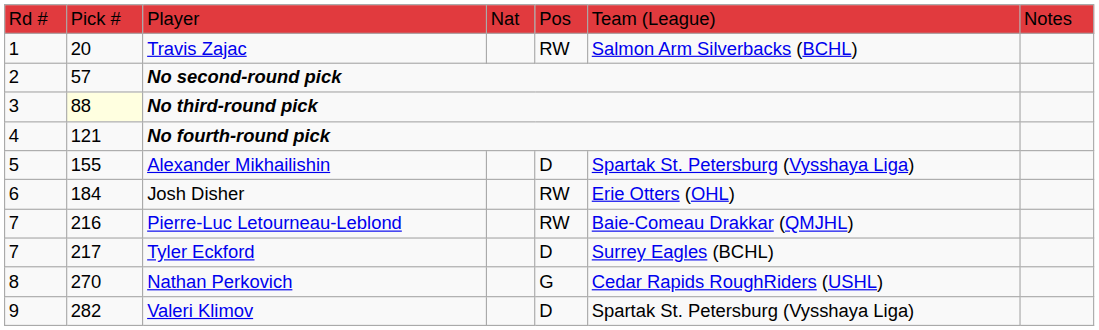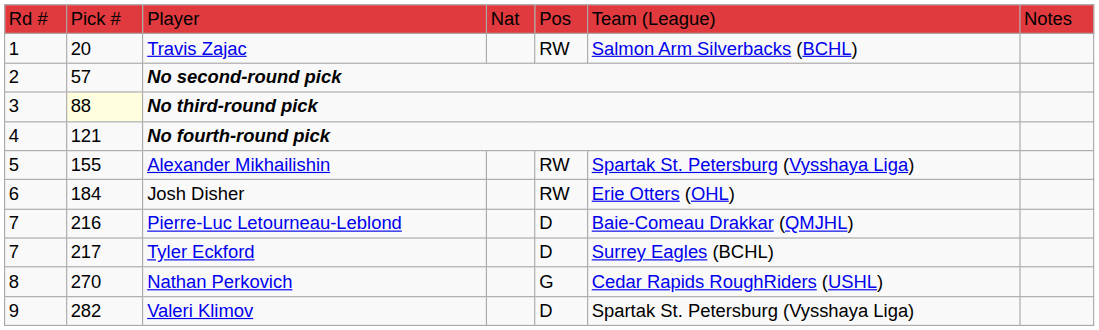(546, 164) D -> (554, 164) RW
(554, 223) RW -> (546, 223) D
